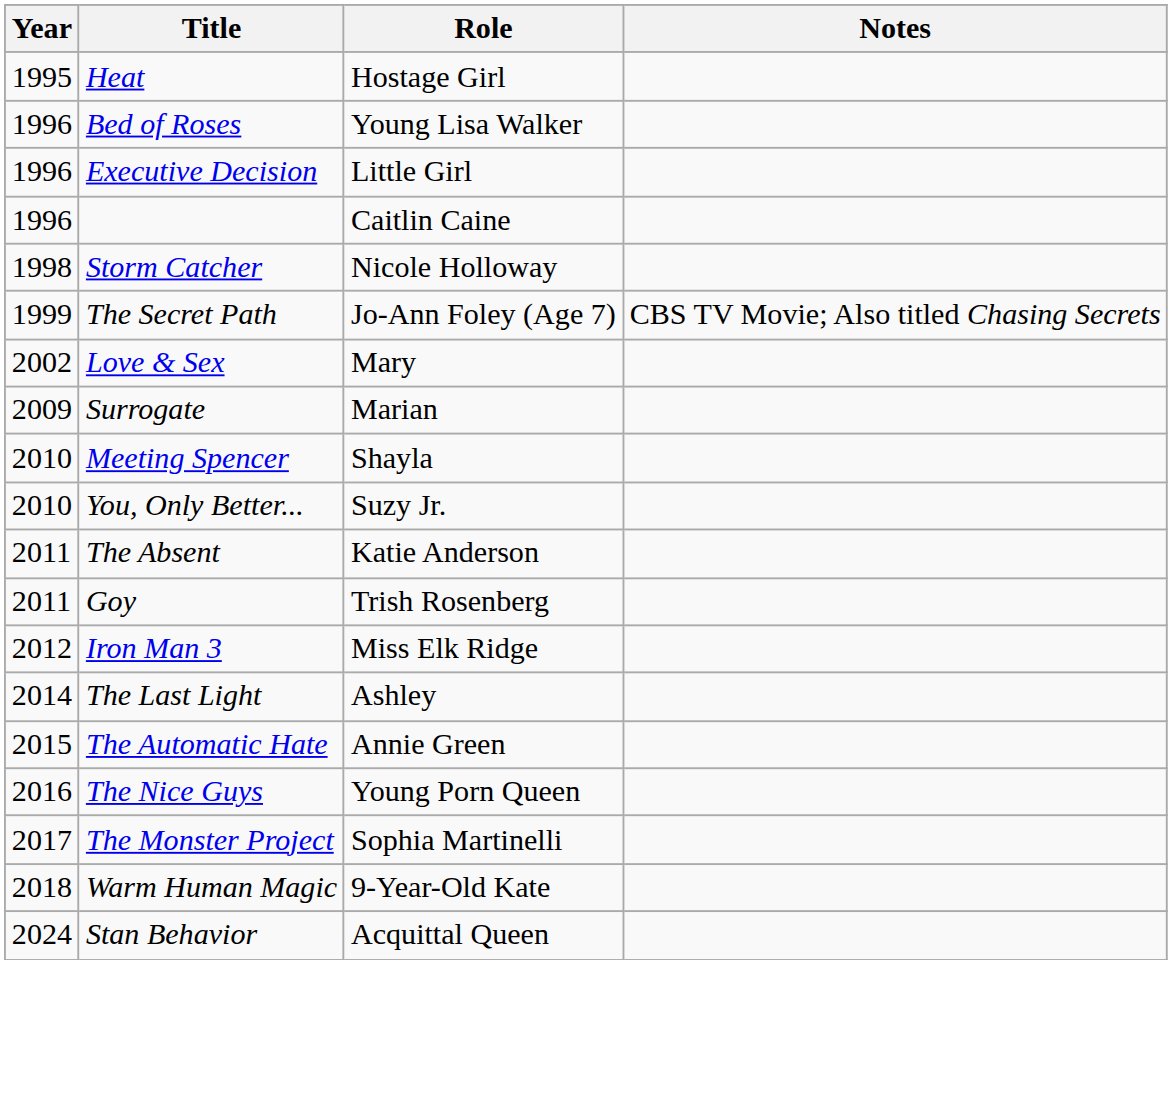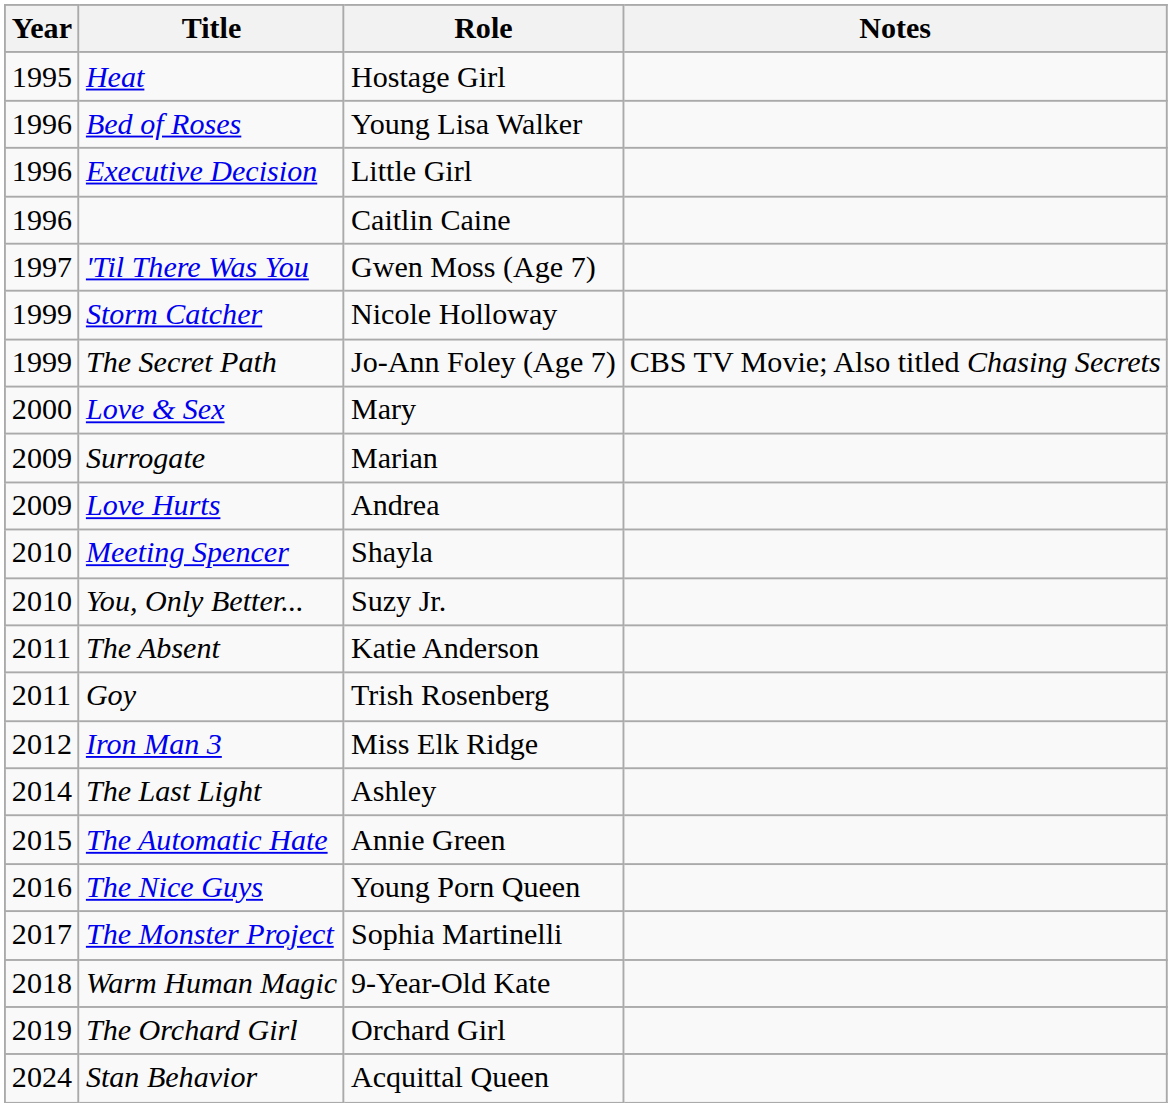+ row: (197, 266)
(42, 266) 1998 -> (42, 314) 1999
(42, 362) 2002 -> (42, 409) 2000
+ row: (153, 505)
+ row: (192, 1030)
